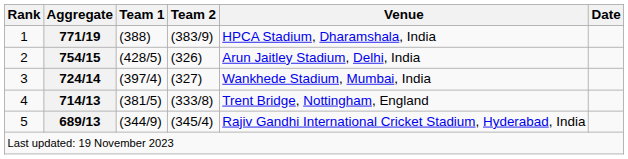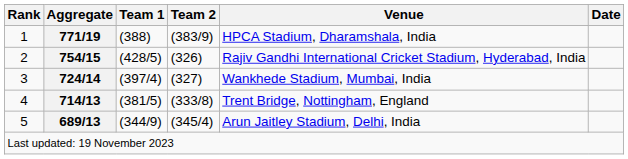(321, 57) Arun Jaitley Stadium, Delhi, India -> (404, 57) Rajiv Gandhi International Cricket Stadium, Hyderabad, India
(404, 121) Rajiv Gandhi International Cricket Stadium, Hyderabad, India -> (321, 121) Arun Jaitley Stadium, Delhi, India
